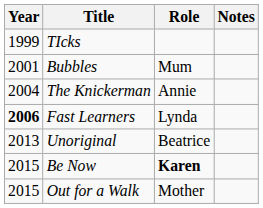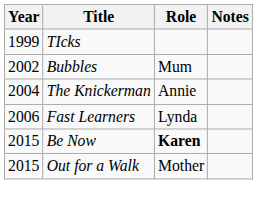(24, 66) 2001 -> (24, 66) 2002
(24, 116) bold -> (24, 116) normal
- row: (82, 141)
